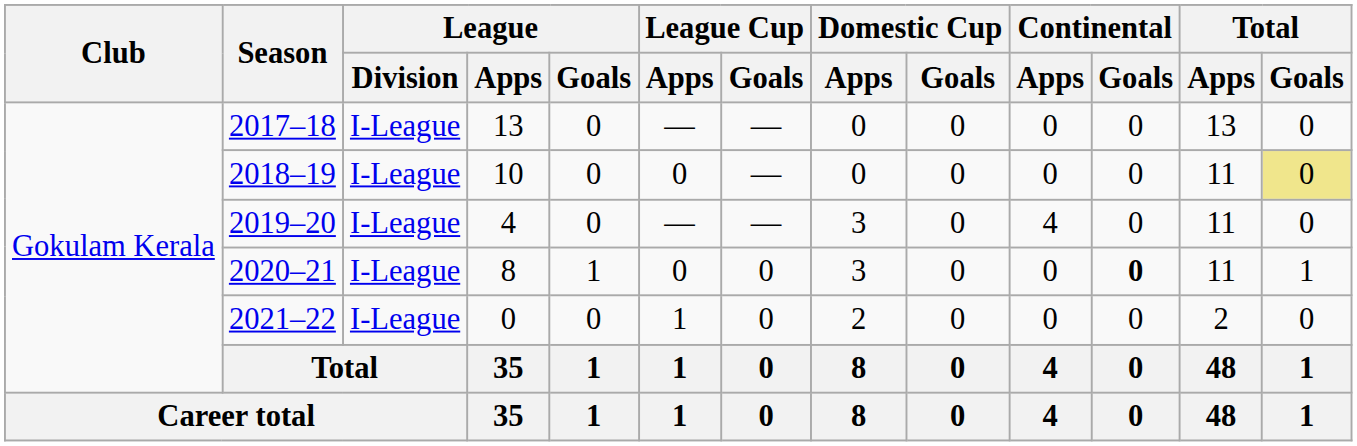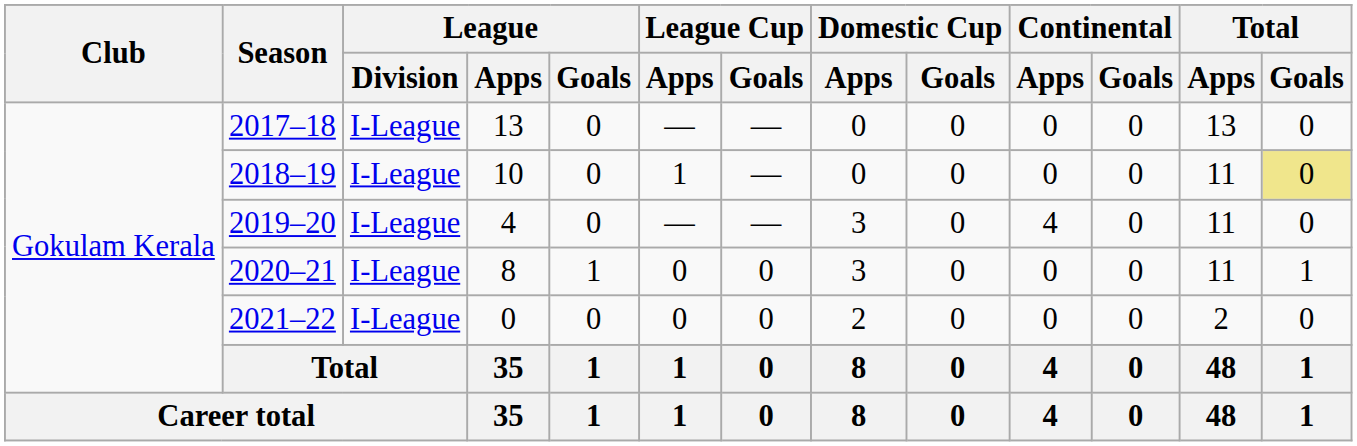(680, 174) 0 -> (680, 174) 1
(1136, 271) bold -> (1136, 271) normal
(680, 319) 1 -> (680, 319) 0
